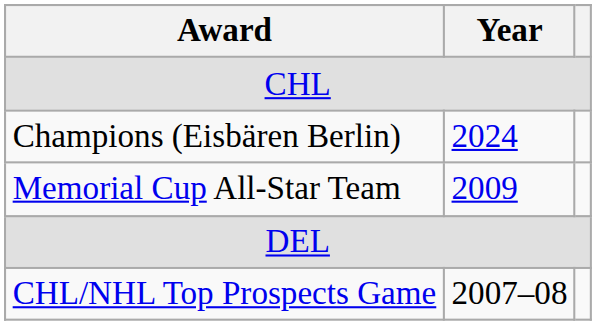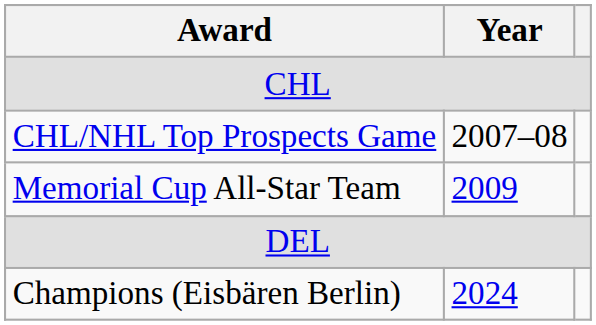rows swapped: (224, 293) <-> (207, 135)
